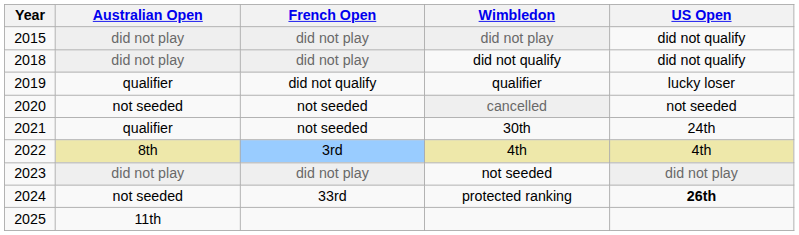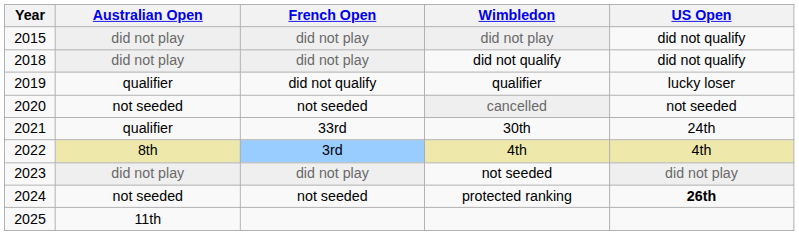(332, 128) not seeded -> (332, 128) 33rd
(332, 196) 33rd -> (332, 196) not seeded
